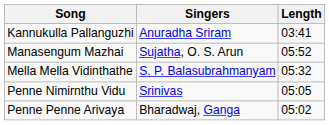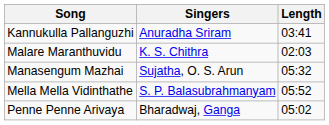+ row: (64, 52)
(296, 52) 05:52 -> (296, 71) 05:32
(296, 71) 05:32 -> (296, 91) 05:52
- row: (66, 91)
